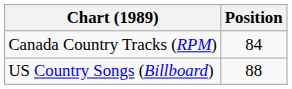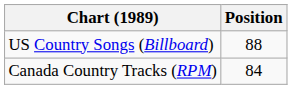rows swapped: (113, 44) <-> (111, 71)
